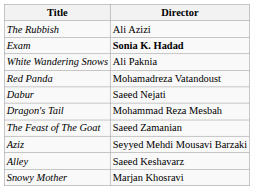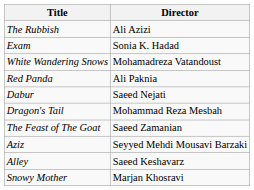(148, 45) bold -> (146, 45) normal
(135, 62) Ali Paknia -> (167, 62) Mohamadreza Vatandoust
(167, 78) Mohamadreza Vatandoust -> (135, 78) Ali Paknia
